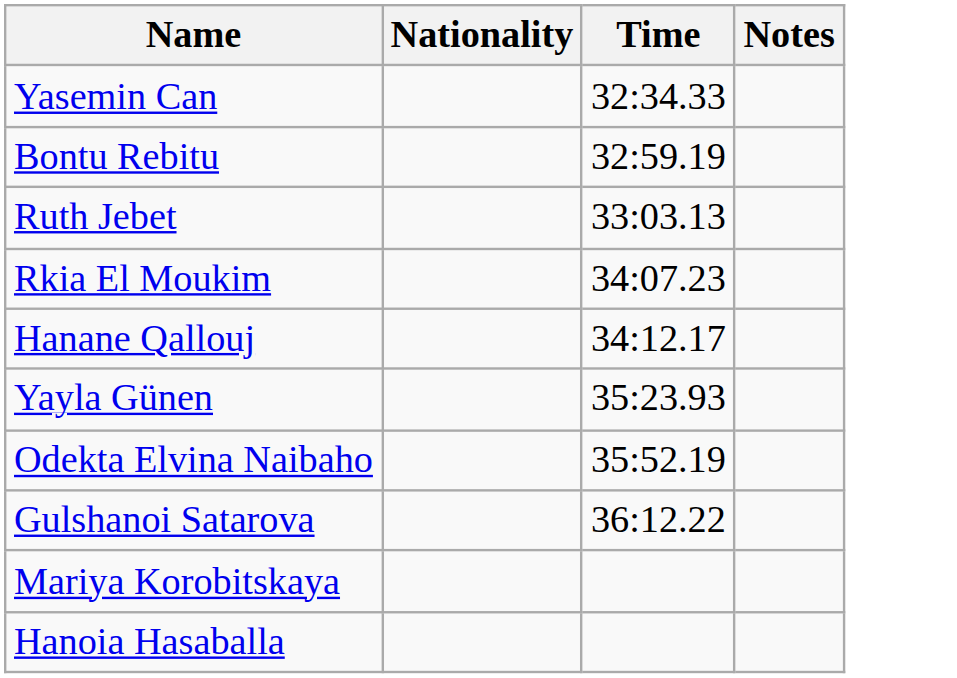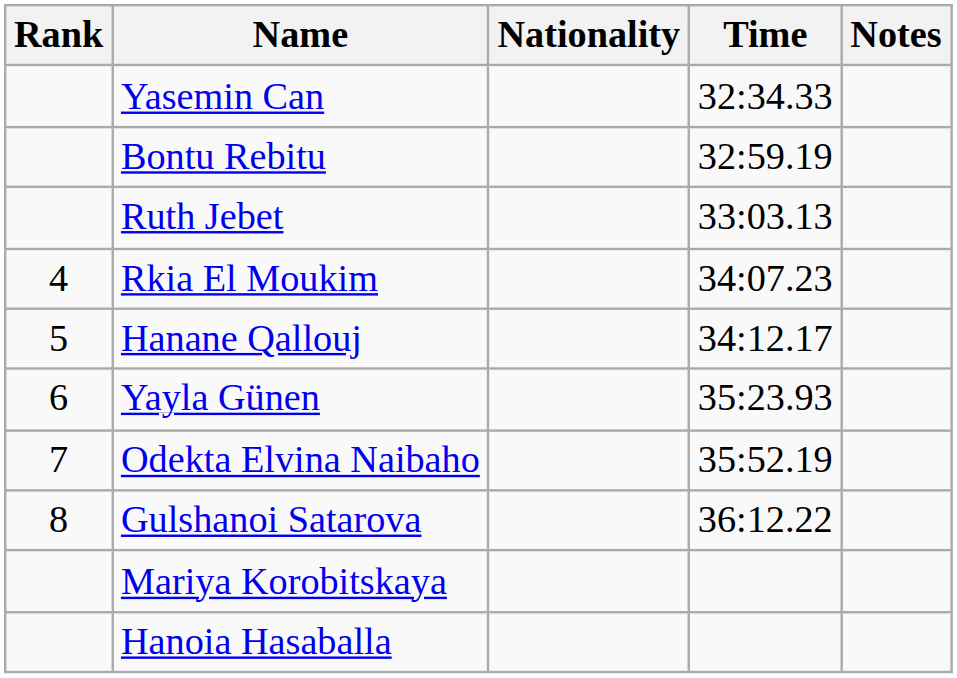+ column: (59, 34)
